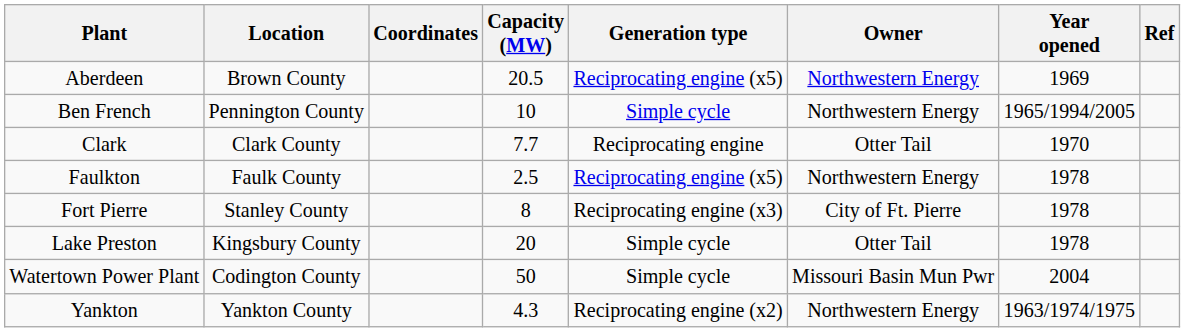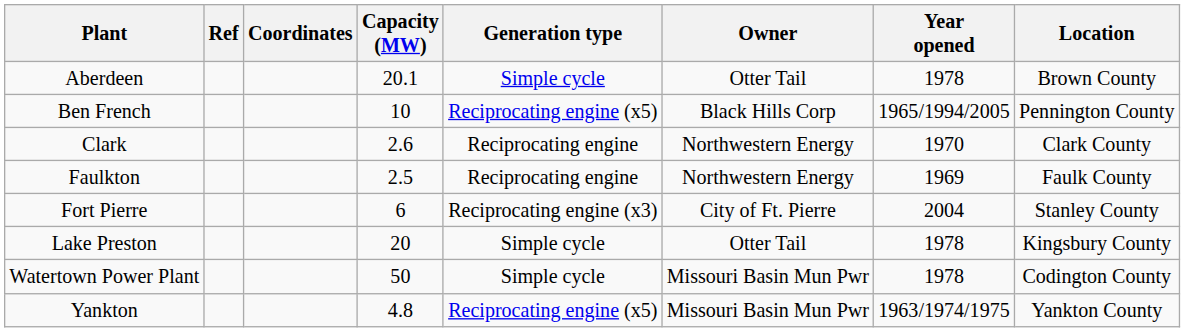columns swapped: (286, 33) <-> (1159, 33)
(526, 78) 20.5 -> (400, 78) 20.1
(678, 78) Reciprocating engine (x5) -> (553, 78) Simple cycle
(893, 78) Northwestern Energy -> (768, 78) Otter Tail
(1069, 78) 1969 -> (944, 78) 1978
(678, 111) Simple cycle -> (553, 111) Reciprocating engine (x5)
(893, 111) Northwestern Energy -> (768, 111) Black Hills Corp
(526, 144) 7.7 -> (400, 144) 2.6
(893, 144) Otter Tail -> (768, 144) Northwestern Energy
(678, 177) Reciprocating engine (x5) -> (553, 177) Reciprocating engine
(1069, 177) 1978 -> (944, 177) 1969
(526, 210) 8 -> (400, 210) 6
(1069, 210) 1978 -> (944, 210) 2004
(1069, 276) 2004 -> (944, 276) 1978
(526, 309) 4.3 -> (400, 309) 4.8
(678, 309) Reciprocating engine (x2) -> (553, 309) Reciprocating engine (x5)
(893, 309) Northwestern Energy -> (768, 309) Missouri Basin Mun Pwr
